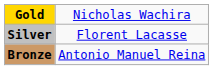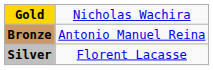rows swapped: (30, 34) <-> (30, 54)
